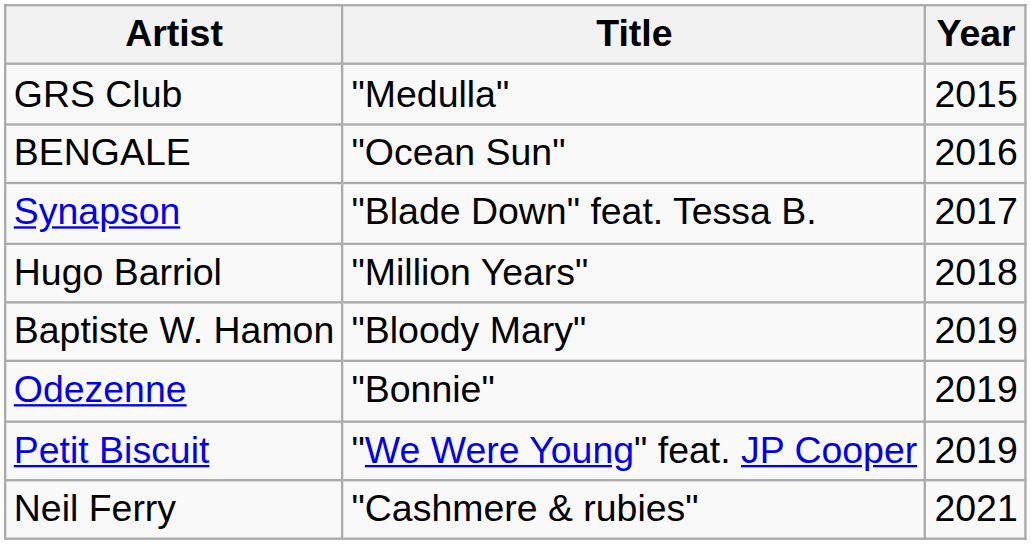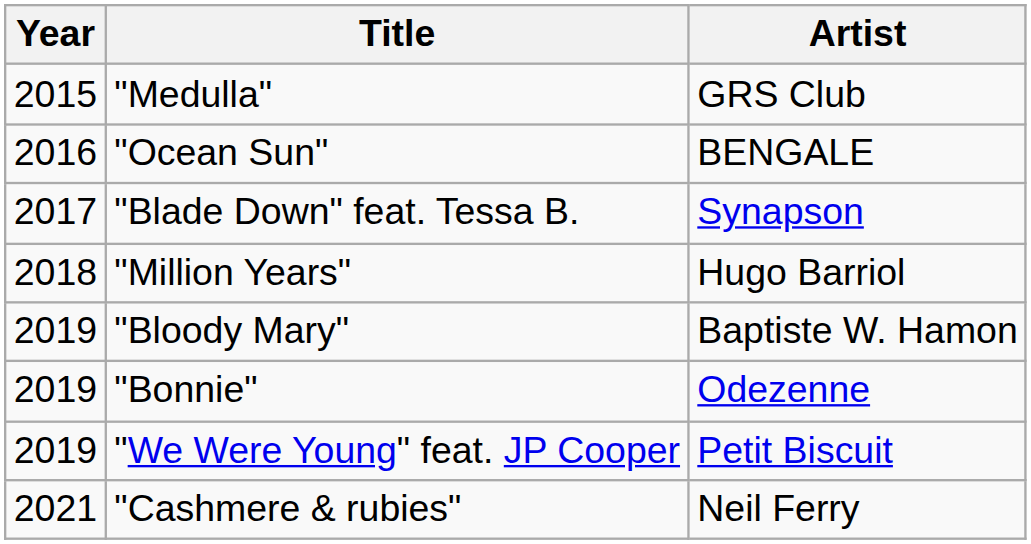columns swapped: (976, 34) <-> (174, 34)
